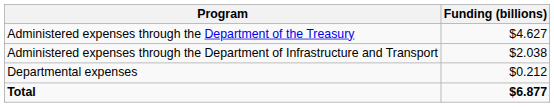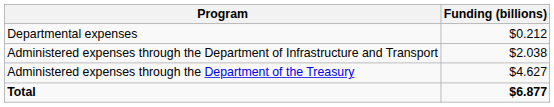rows swapped: (181, 33) <-> (72, 72)
